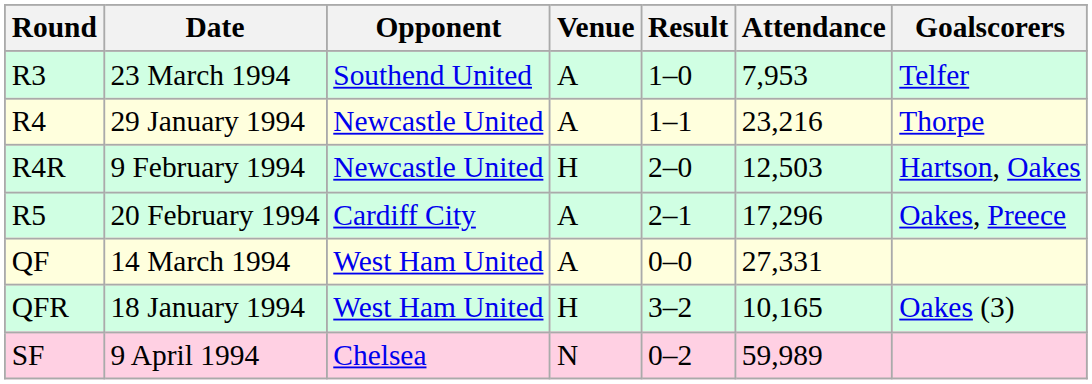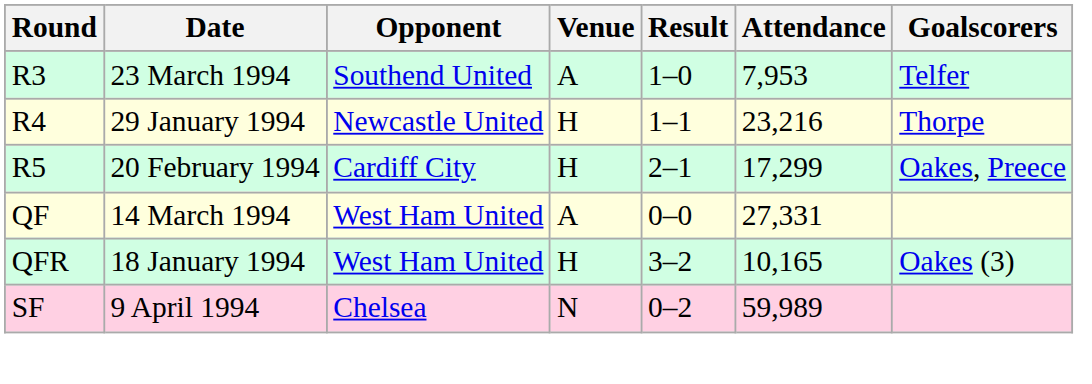(568, 121) A -> (568, 121) H
- row: (39, 167)
(568, 214) A -> (568, 167) H
(782, 214) 17,296 -> (782, 167) 17,299
